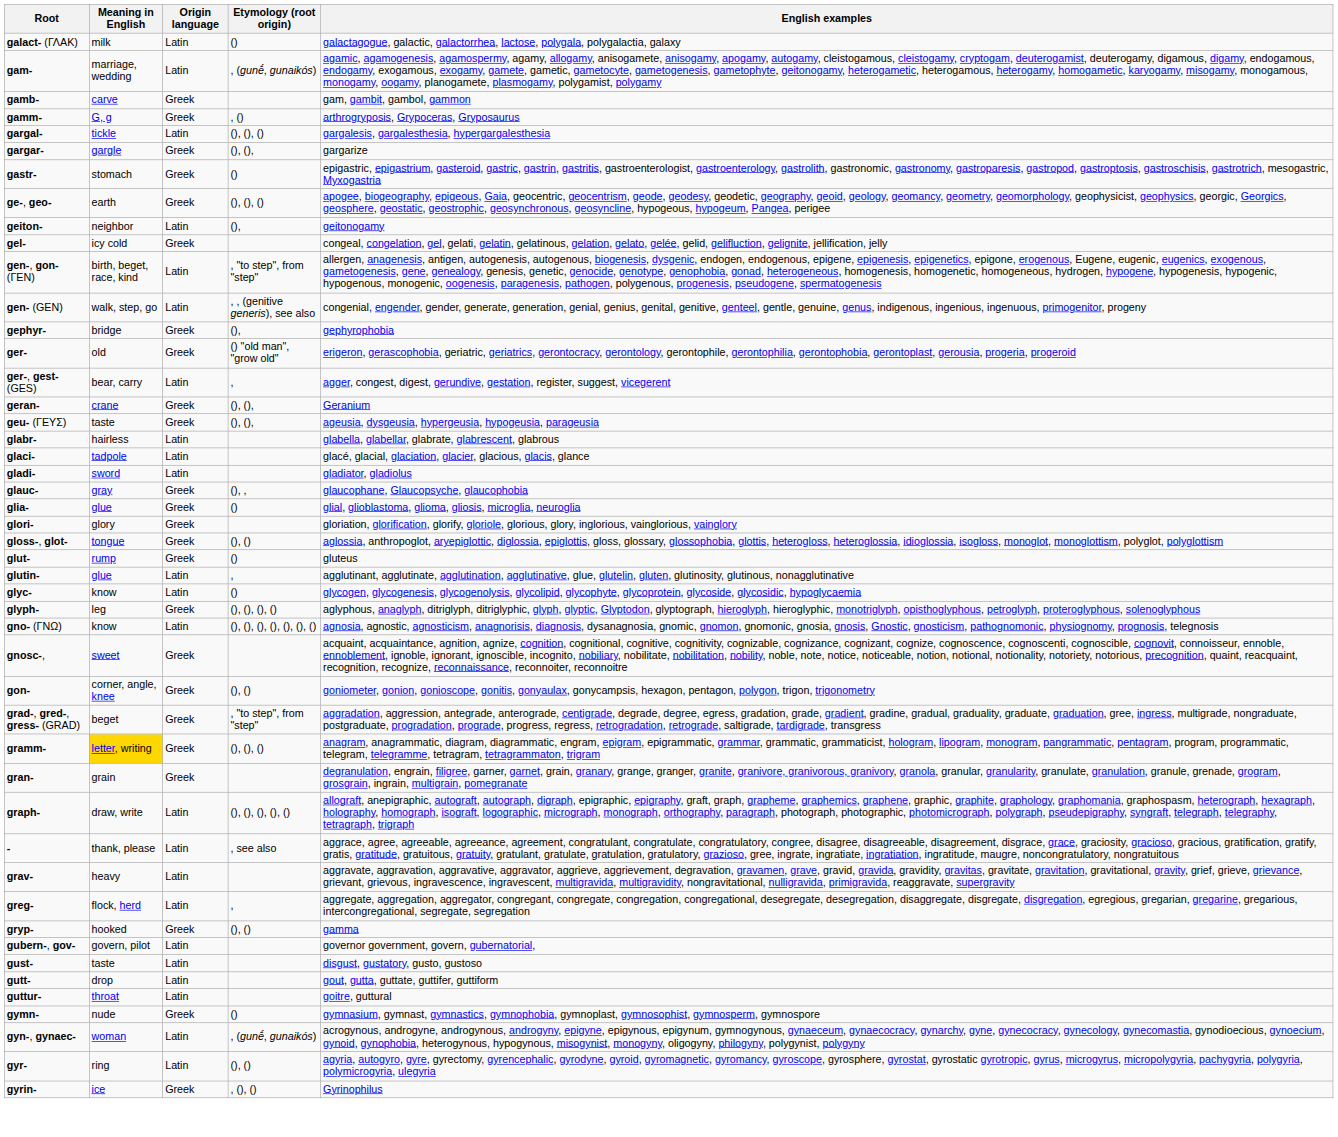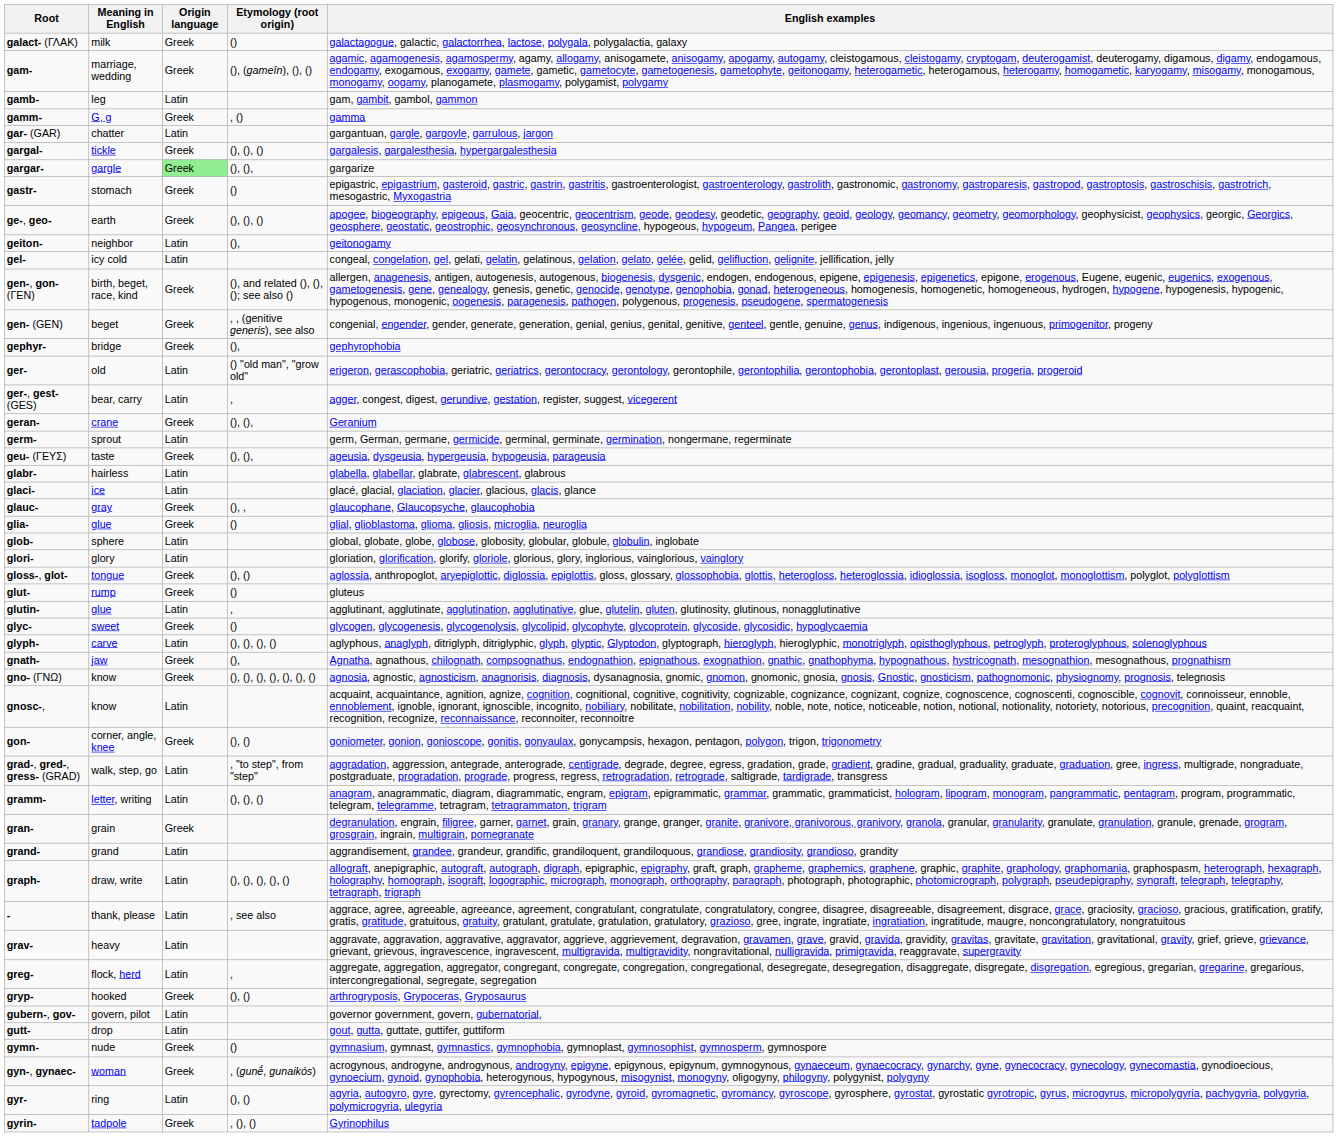(177, 42) Latin -> (179, 42) Greek
(177, 71) Latin -> (179, 71) Greek
(273, 71) , (gunḗ, gunaikós) -> (271, 71) (), (gameîn), (), ()
(105, 100) carve -> (98, 100) leg
(180, 100) Greek -> (176, 100) Latin
(421, 117) arthrogryposis, Grypoceras, Gryposaurus -> (347, 117) gamma
+ row: (34, 134)
(177, 134) Latin -> (179, 151) Greek
(180, 151) no background -> (179, 168) lightgreen background
(180, 243) Greek -> (176, 260) Latin
(177, 272) Latin -> (179, 289) Greek
(267, 272) , "to step", from "step" -> (276, 289) (), and related (), (), (); see also ()
(124, 307) walk, step, go -> (105, 324) beget
(177, 307) Latin -> (179, 324) Greek
(180, 353) Greek -> (176, 370) Latin
+ row: (22, 439)
(109, 456) tadpole -> (98, 490) ice
- row: (21, 473)
+ row: (20, 541)
(180, 524) Greek -> (176, 558) Latin
(104, 592) know -> (105, 626) sweet
(177, 592) Latin -> (179, 626) Greek
(99, 609) leg -> (104, 643) carve
(180, 609) Greek -> (176, 643) Latin
+ row: (23, 660)
(177, 626) Latin -> (179, 677) Greek
(106, 655) sweet -> (104, 706) know
(180, 655) Greek -> (176, 706) Latin
(105, 719) beget -> (124, 770) walk, step, go
(180, 719) Greek -> (176, 770) Latin
(122, 748) gold background -> (121, 799) no background
(180, 748) Greek -> (176, 799) Latin
+ row: (23, 852)
(341, 929) gamma -> (428, 997) arthrogryposis, Grypoceras, Gryposaurus
- row: (20, 963)
- row: (24, 997)
(177, 1037) Latin -> (179, 1071) Greek
(98, 1089) ice -> (109, 1123) tadpole
